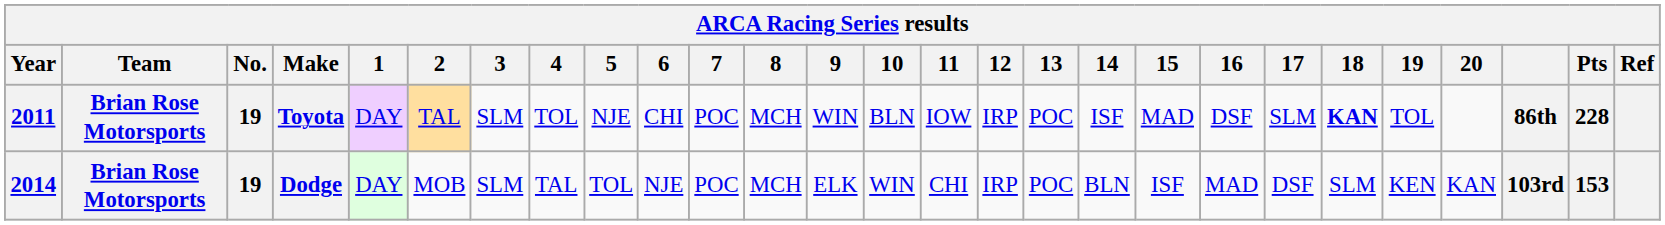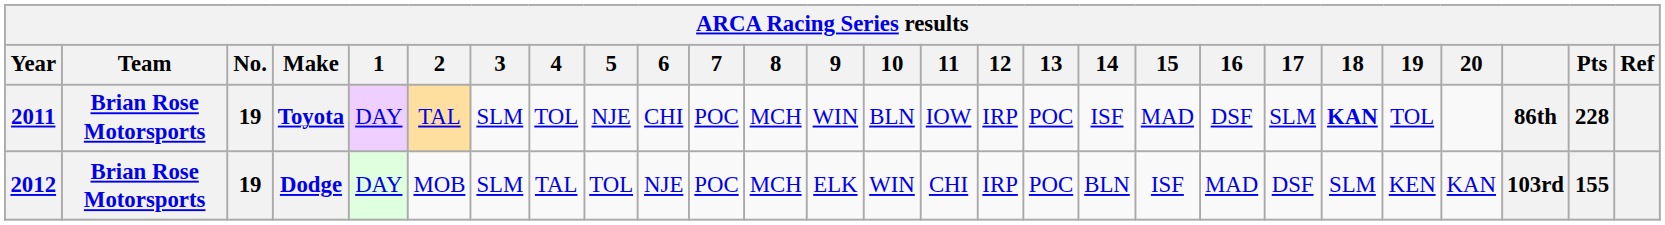(33, 185) 2014 -> (33, 185) 2012
(1592, 185) 153 -> (1592, 185) 155
